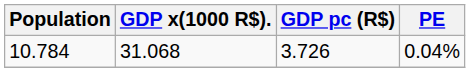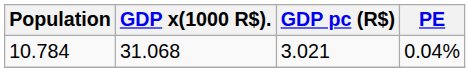(305, 51) 3.726 -> (305, 51) 3.021
